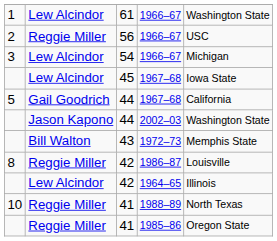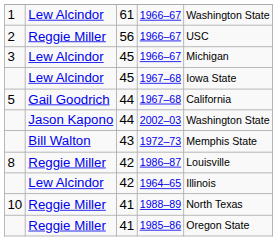(127, 57) 54 -> (127, 57) 45
